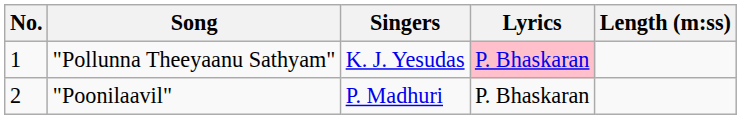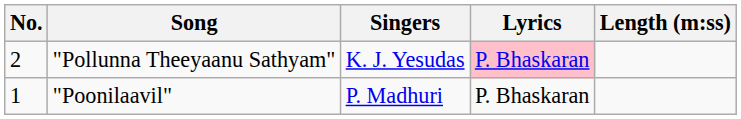(15, 59) 1 -> (15, 59) 2
(15, 96) 2 -> (15, 96) 1
